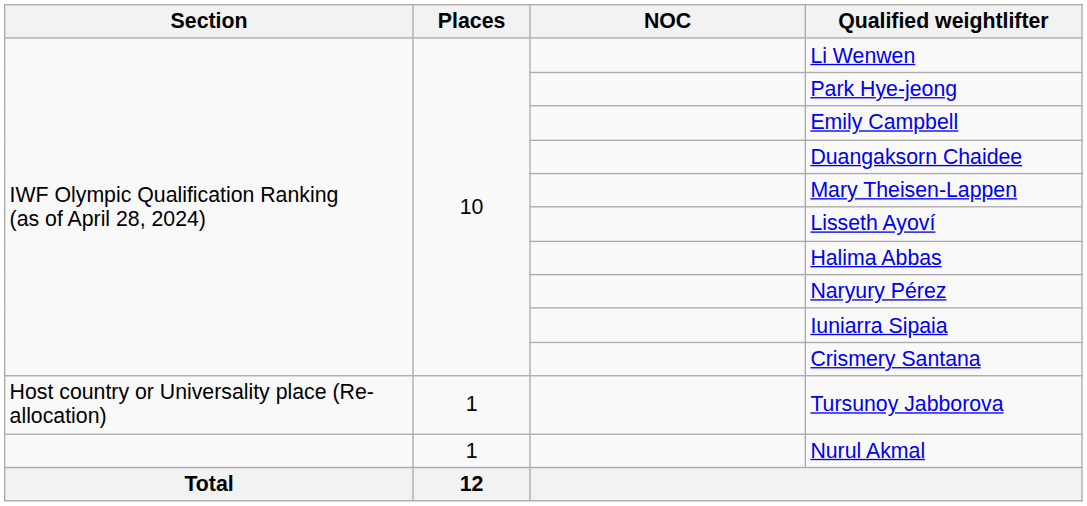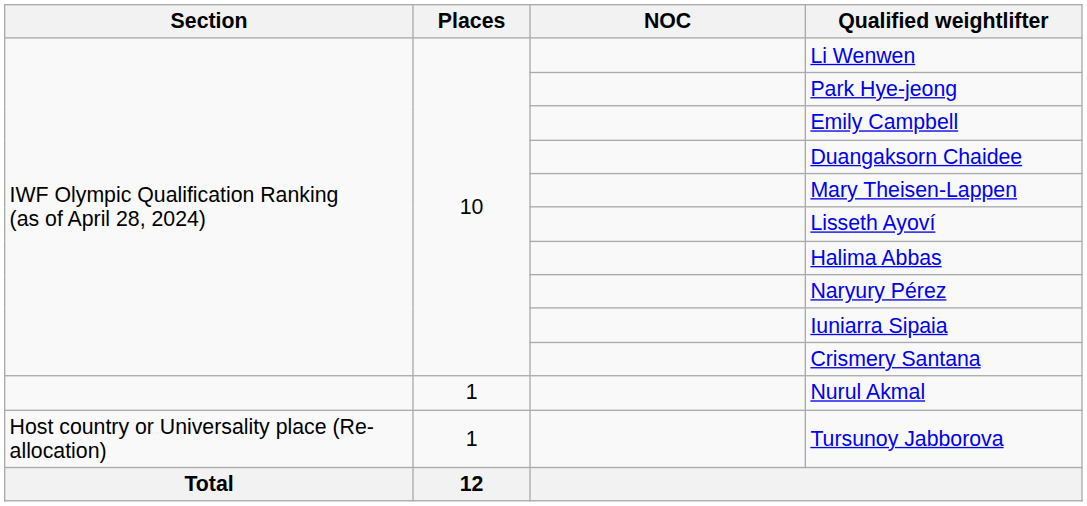rows swapped: (868, 450) <-> (907, 404)
